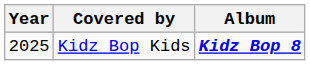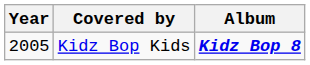(29, 46) 2025 -> (29, 46) 2005
